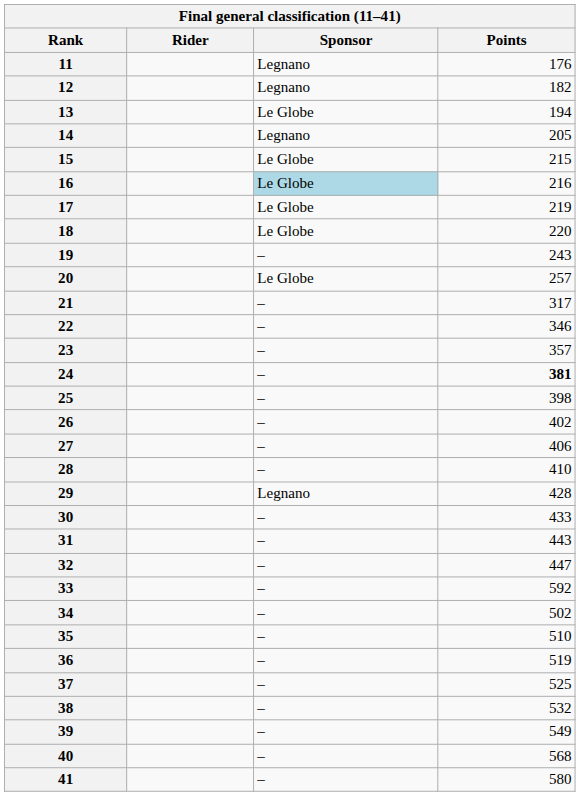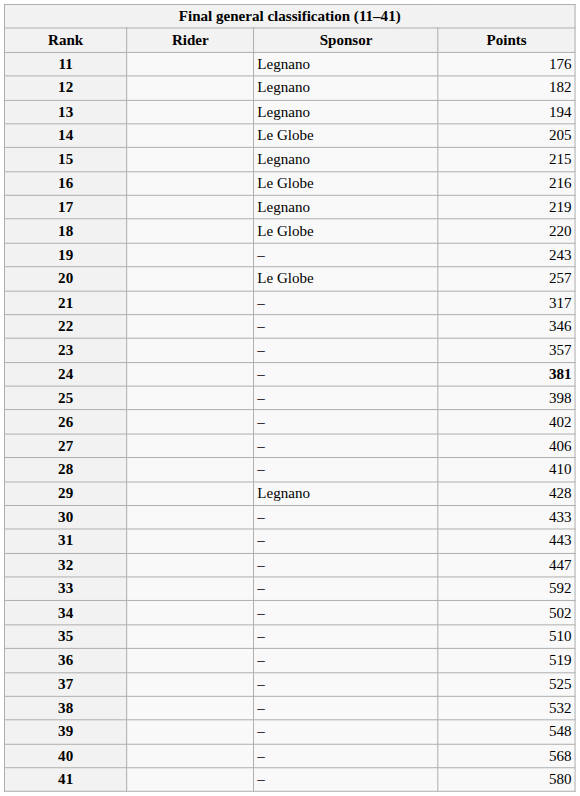(286, 111) Le Globe -> (284, 111) Legnano
(284, 135) Legnano -> (286, 135) Le Globe
(286, 159) Le Globe -> (284, 159) Legnano
(286, 183) lightblue background -> (286, 183) no background
(286, 207) Le Globe -> (284, 207) Legnano
(560, 732) 549 -> (560, 732) 548
